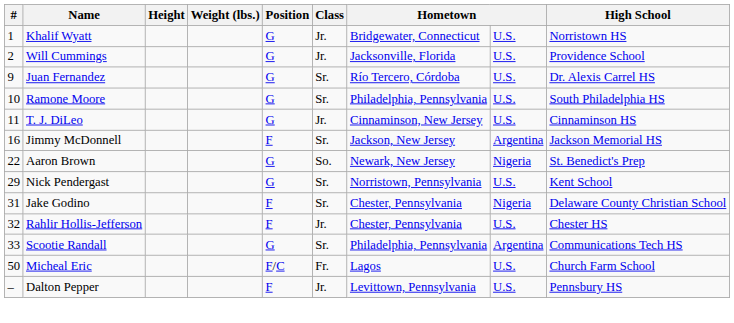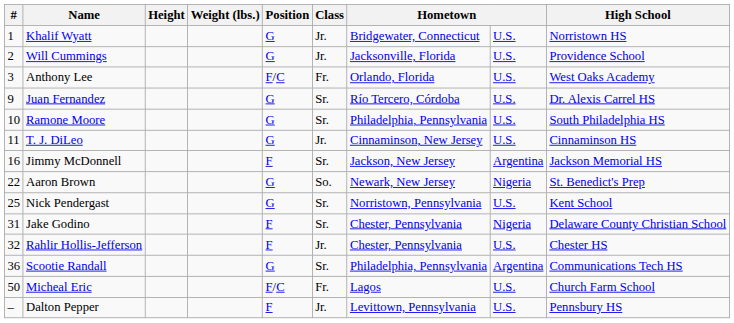+ row: (59, 78)
(14, 182) 29 -> (14, 203) 25
(14, 245) 33 -> (14, 266) 36
